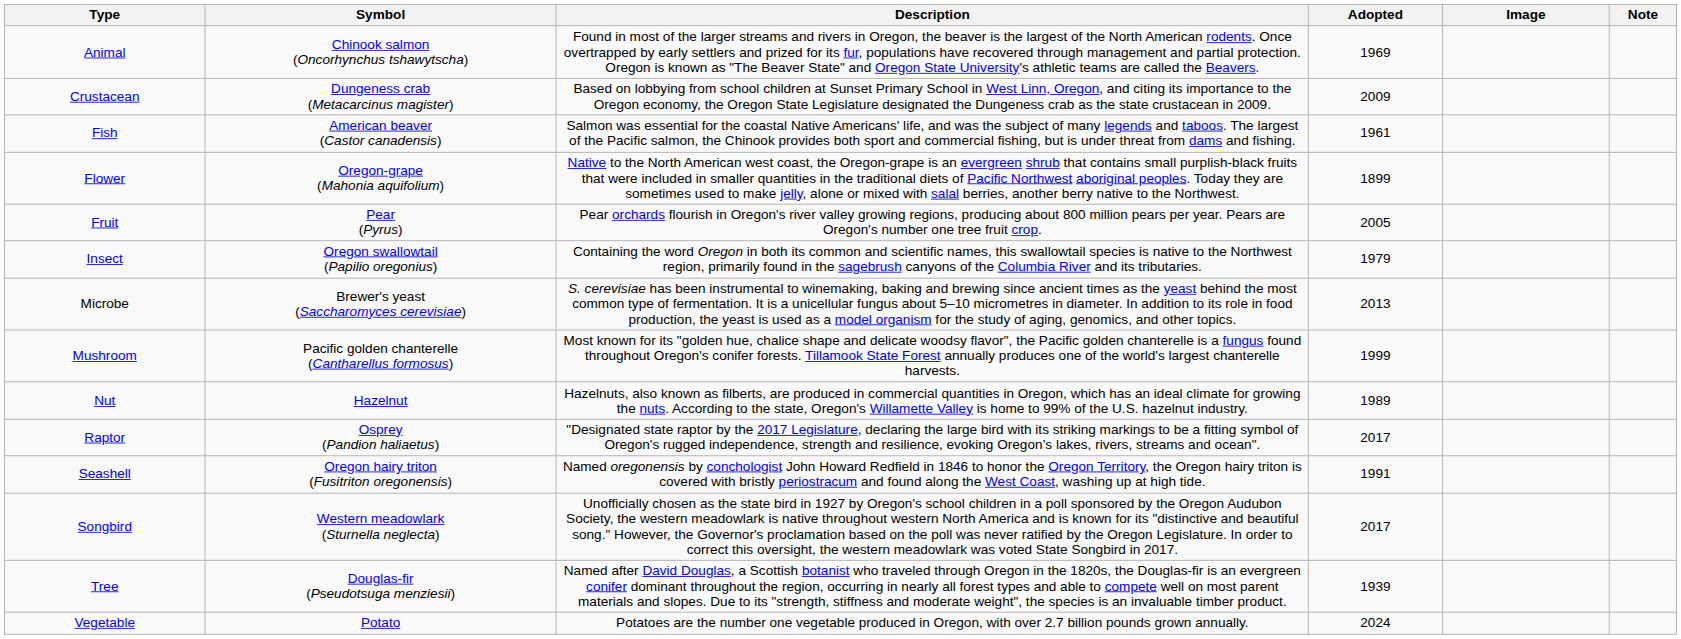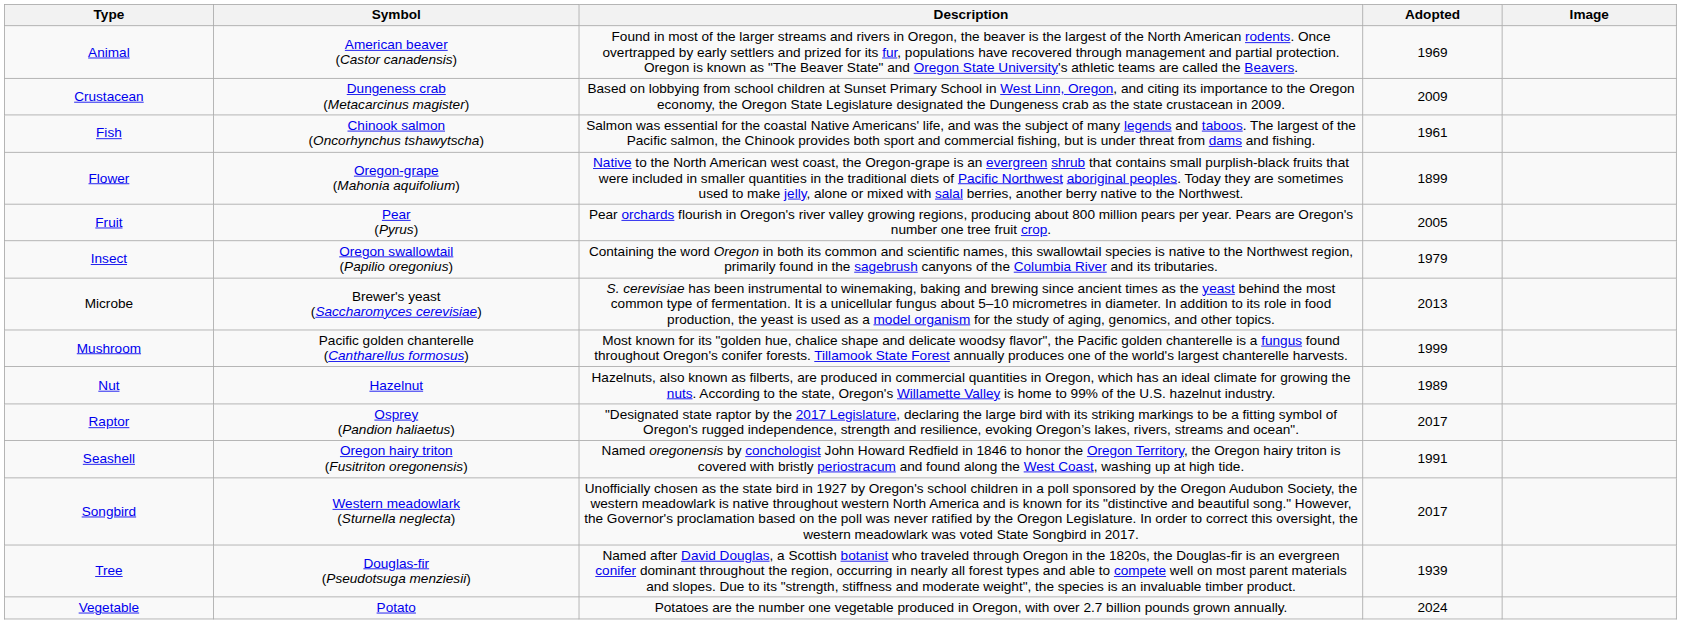- column: (1643, 15)
(381, 52) Chinook salmon (Oncorhynchus tshawytscha) -> (396, 52) American beaver (Castor canadensis)
(381, 133) American beaver (Castor canadensis) -> (396, 133) Chinook salmon (Oncorhynchus tshawytscha)
